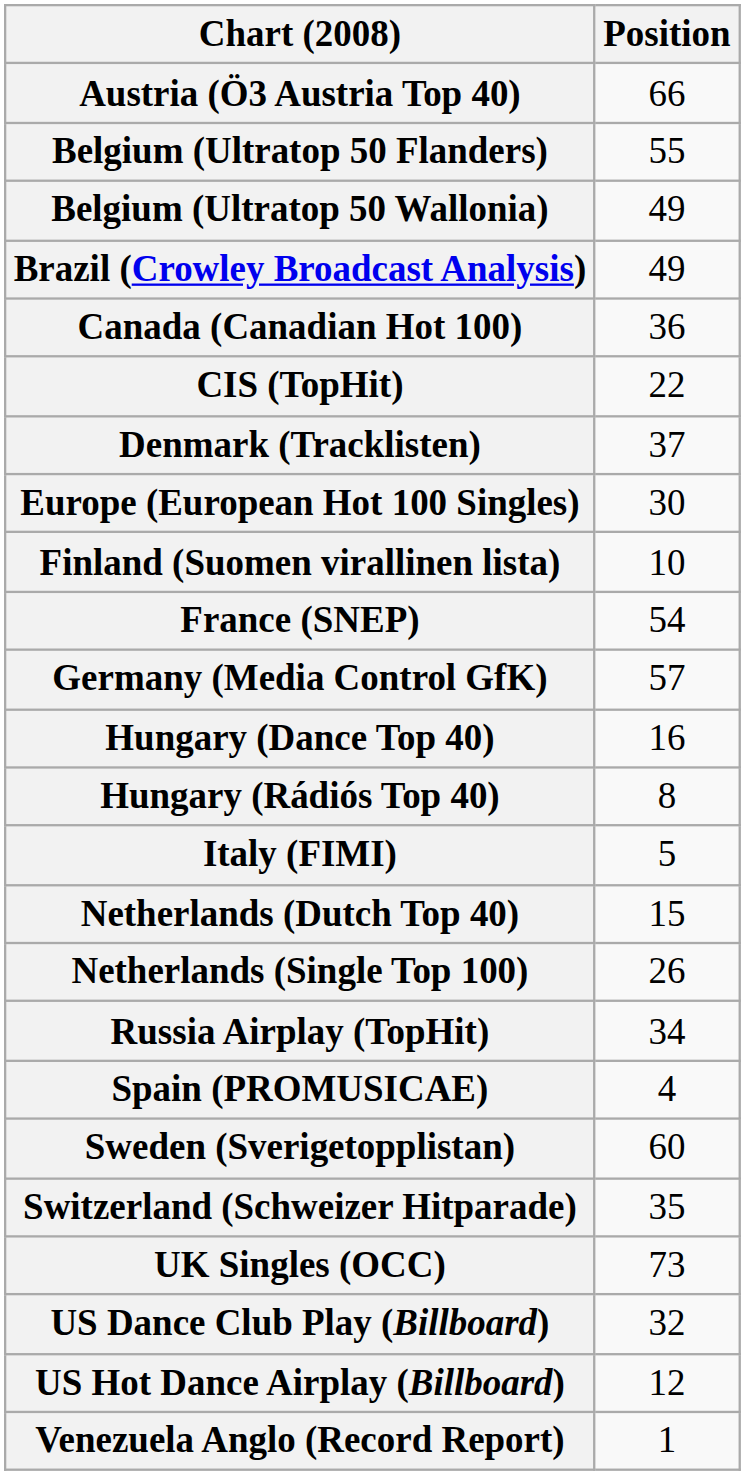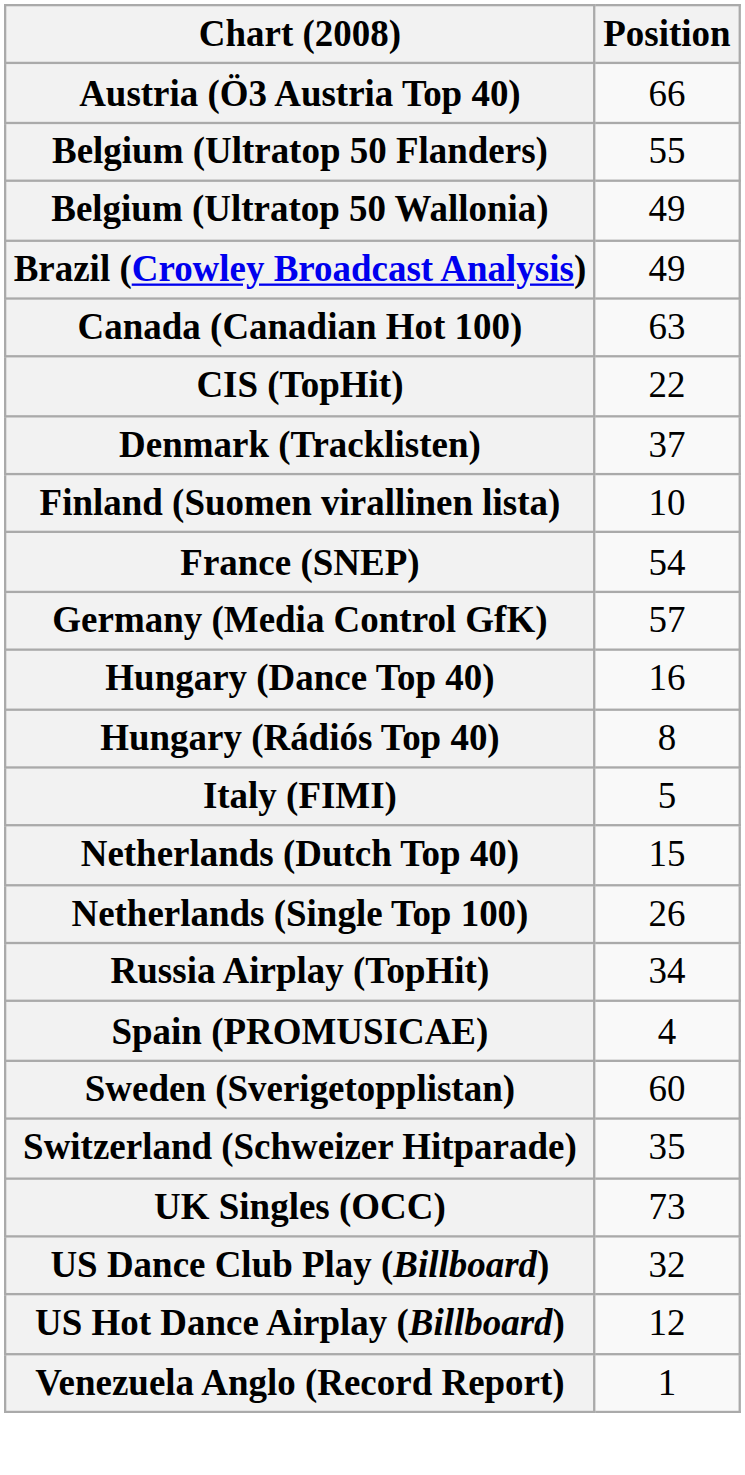(667, 326) 36 -> (667, 326) 63
- row: (300, 502)
